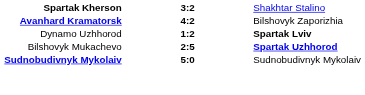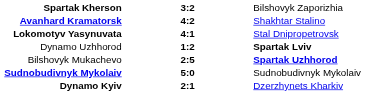(289, 8) Shakhtar Stalino -> (298, 8) Bilshovyk Zaporizhia
(298, 21) Bilshovyk Zaporizhia -> (289, 21) Shakhtar Stalino
+ row: (67, 34)
+ row: (91, 85)
